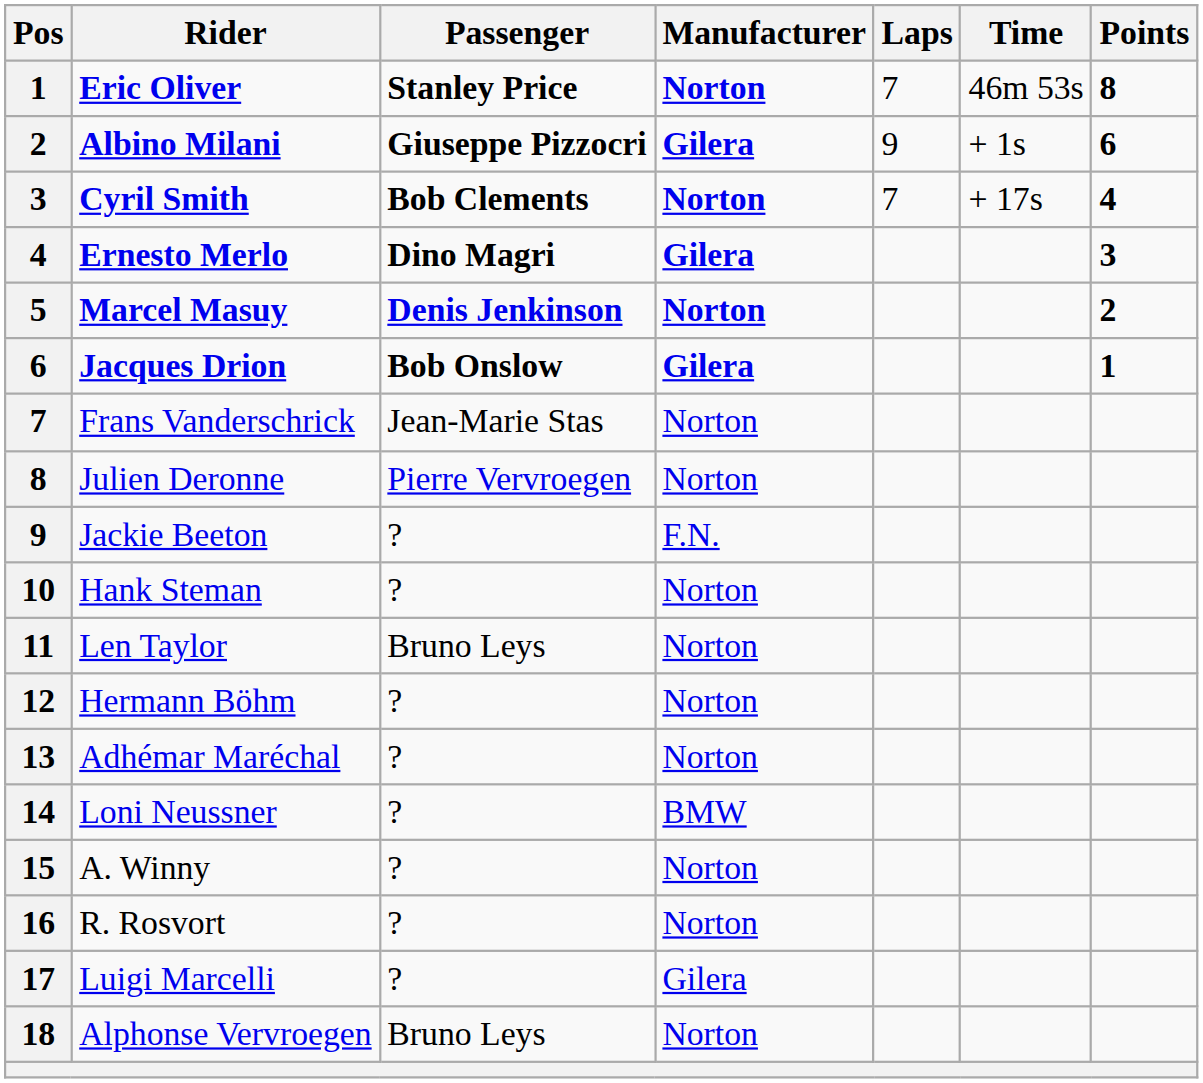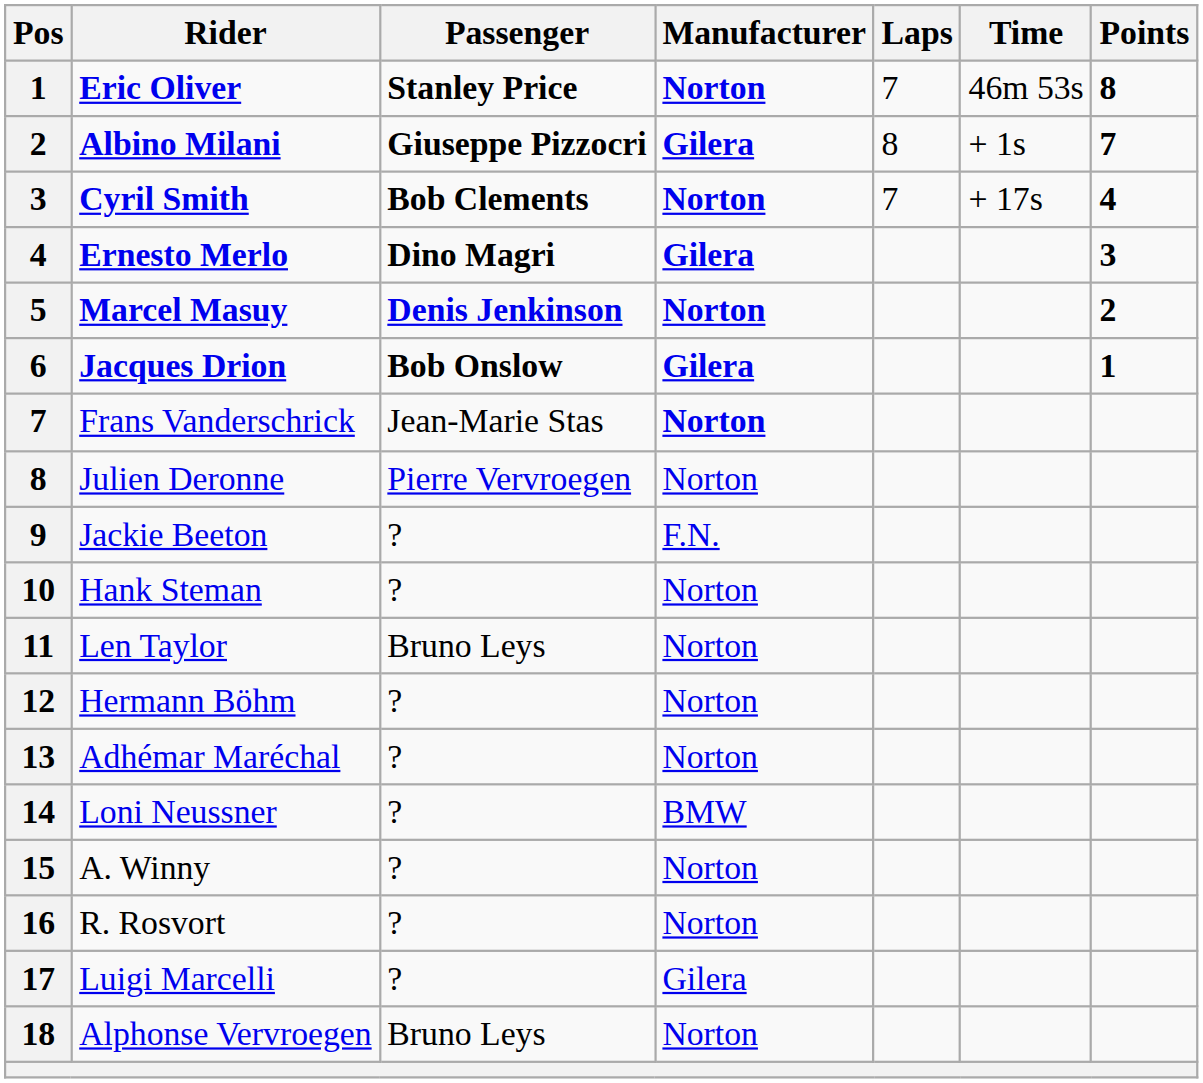(890, 143) 9 -> (890, 143) 8
(1108, 143) 6 -> (1108, 143) 7
(710, 421) normal -> (714, 421) bold
